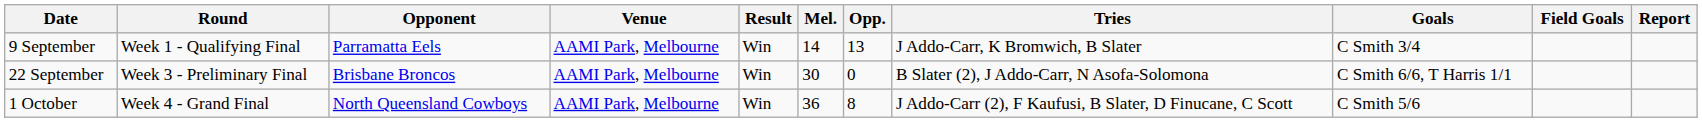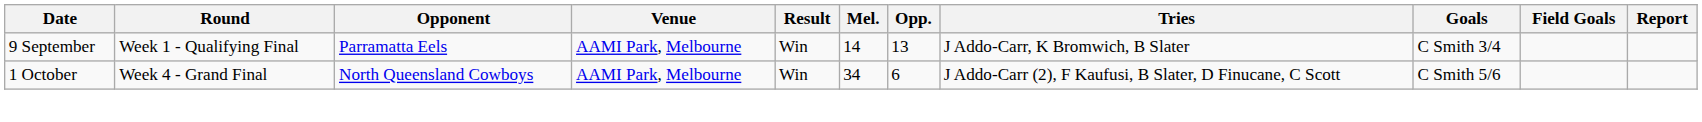- row: (56, 74)
(811, 103) 36 -> (852, 74) 34
(851, 103) 8 -> (896, 74) 6
